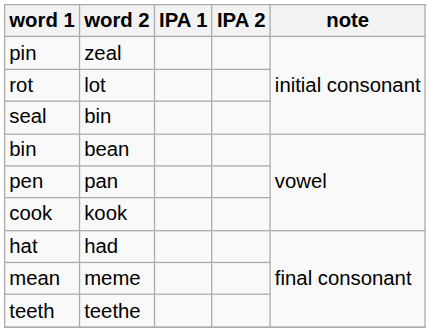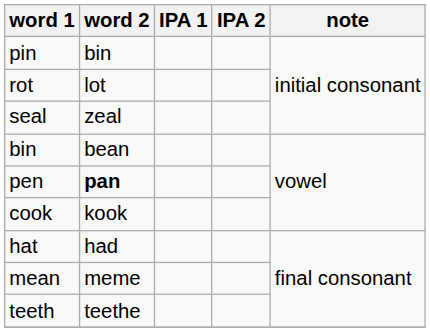(103, 52) zeal -> (98, 52) bin
(98, 117) bin -> (103, 117) zeal
(101, 181) normal -> (102, 181) bold
